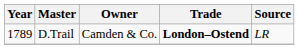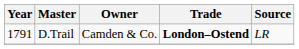(20, 34) 1789 -> (20, 34) 1791
